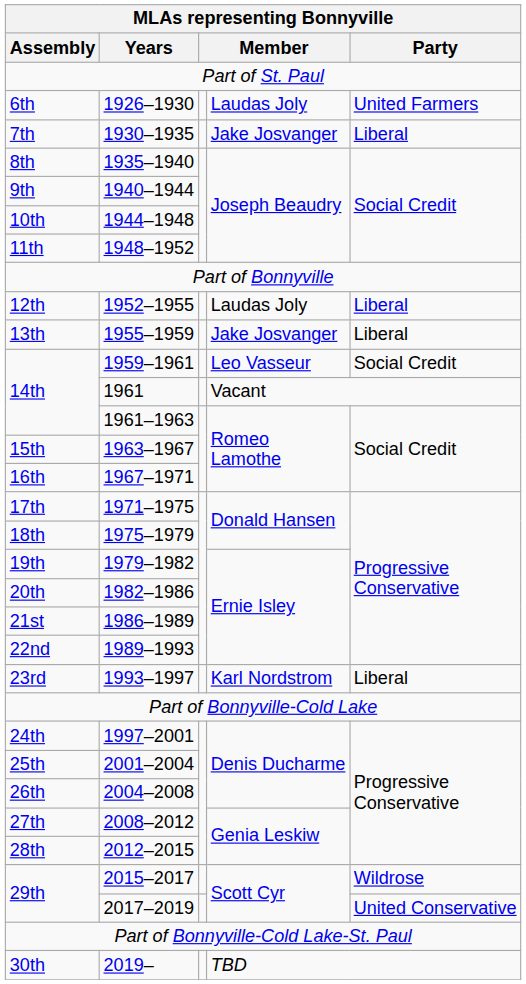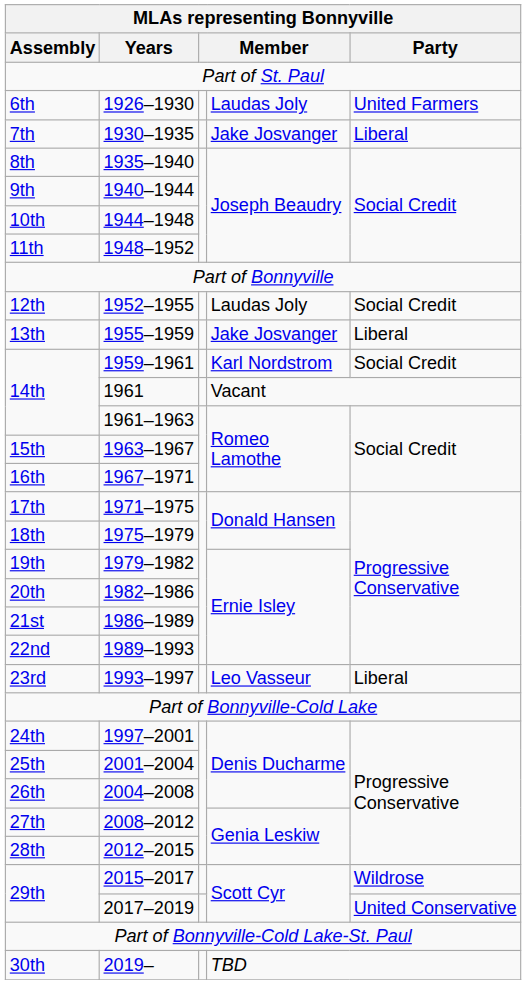(381, 305) Liberal -> (405, 305) Social Credit
(261, 363) Leo Vasseur -> (272, 363) Karl Nordstrom
(272, 678) Karl Nordstrom -> (261, 678) Leo Vasseur
